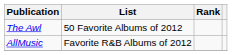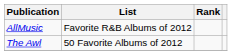rows swapped: (24, 27) <-> (25, 43)
